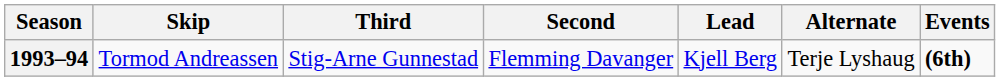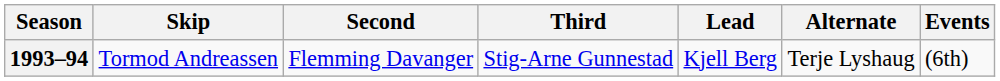columns swapped: (383, 22) <-> (581, 22)
(948, 57) bold -> (947, 57) normal
